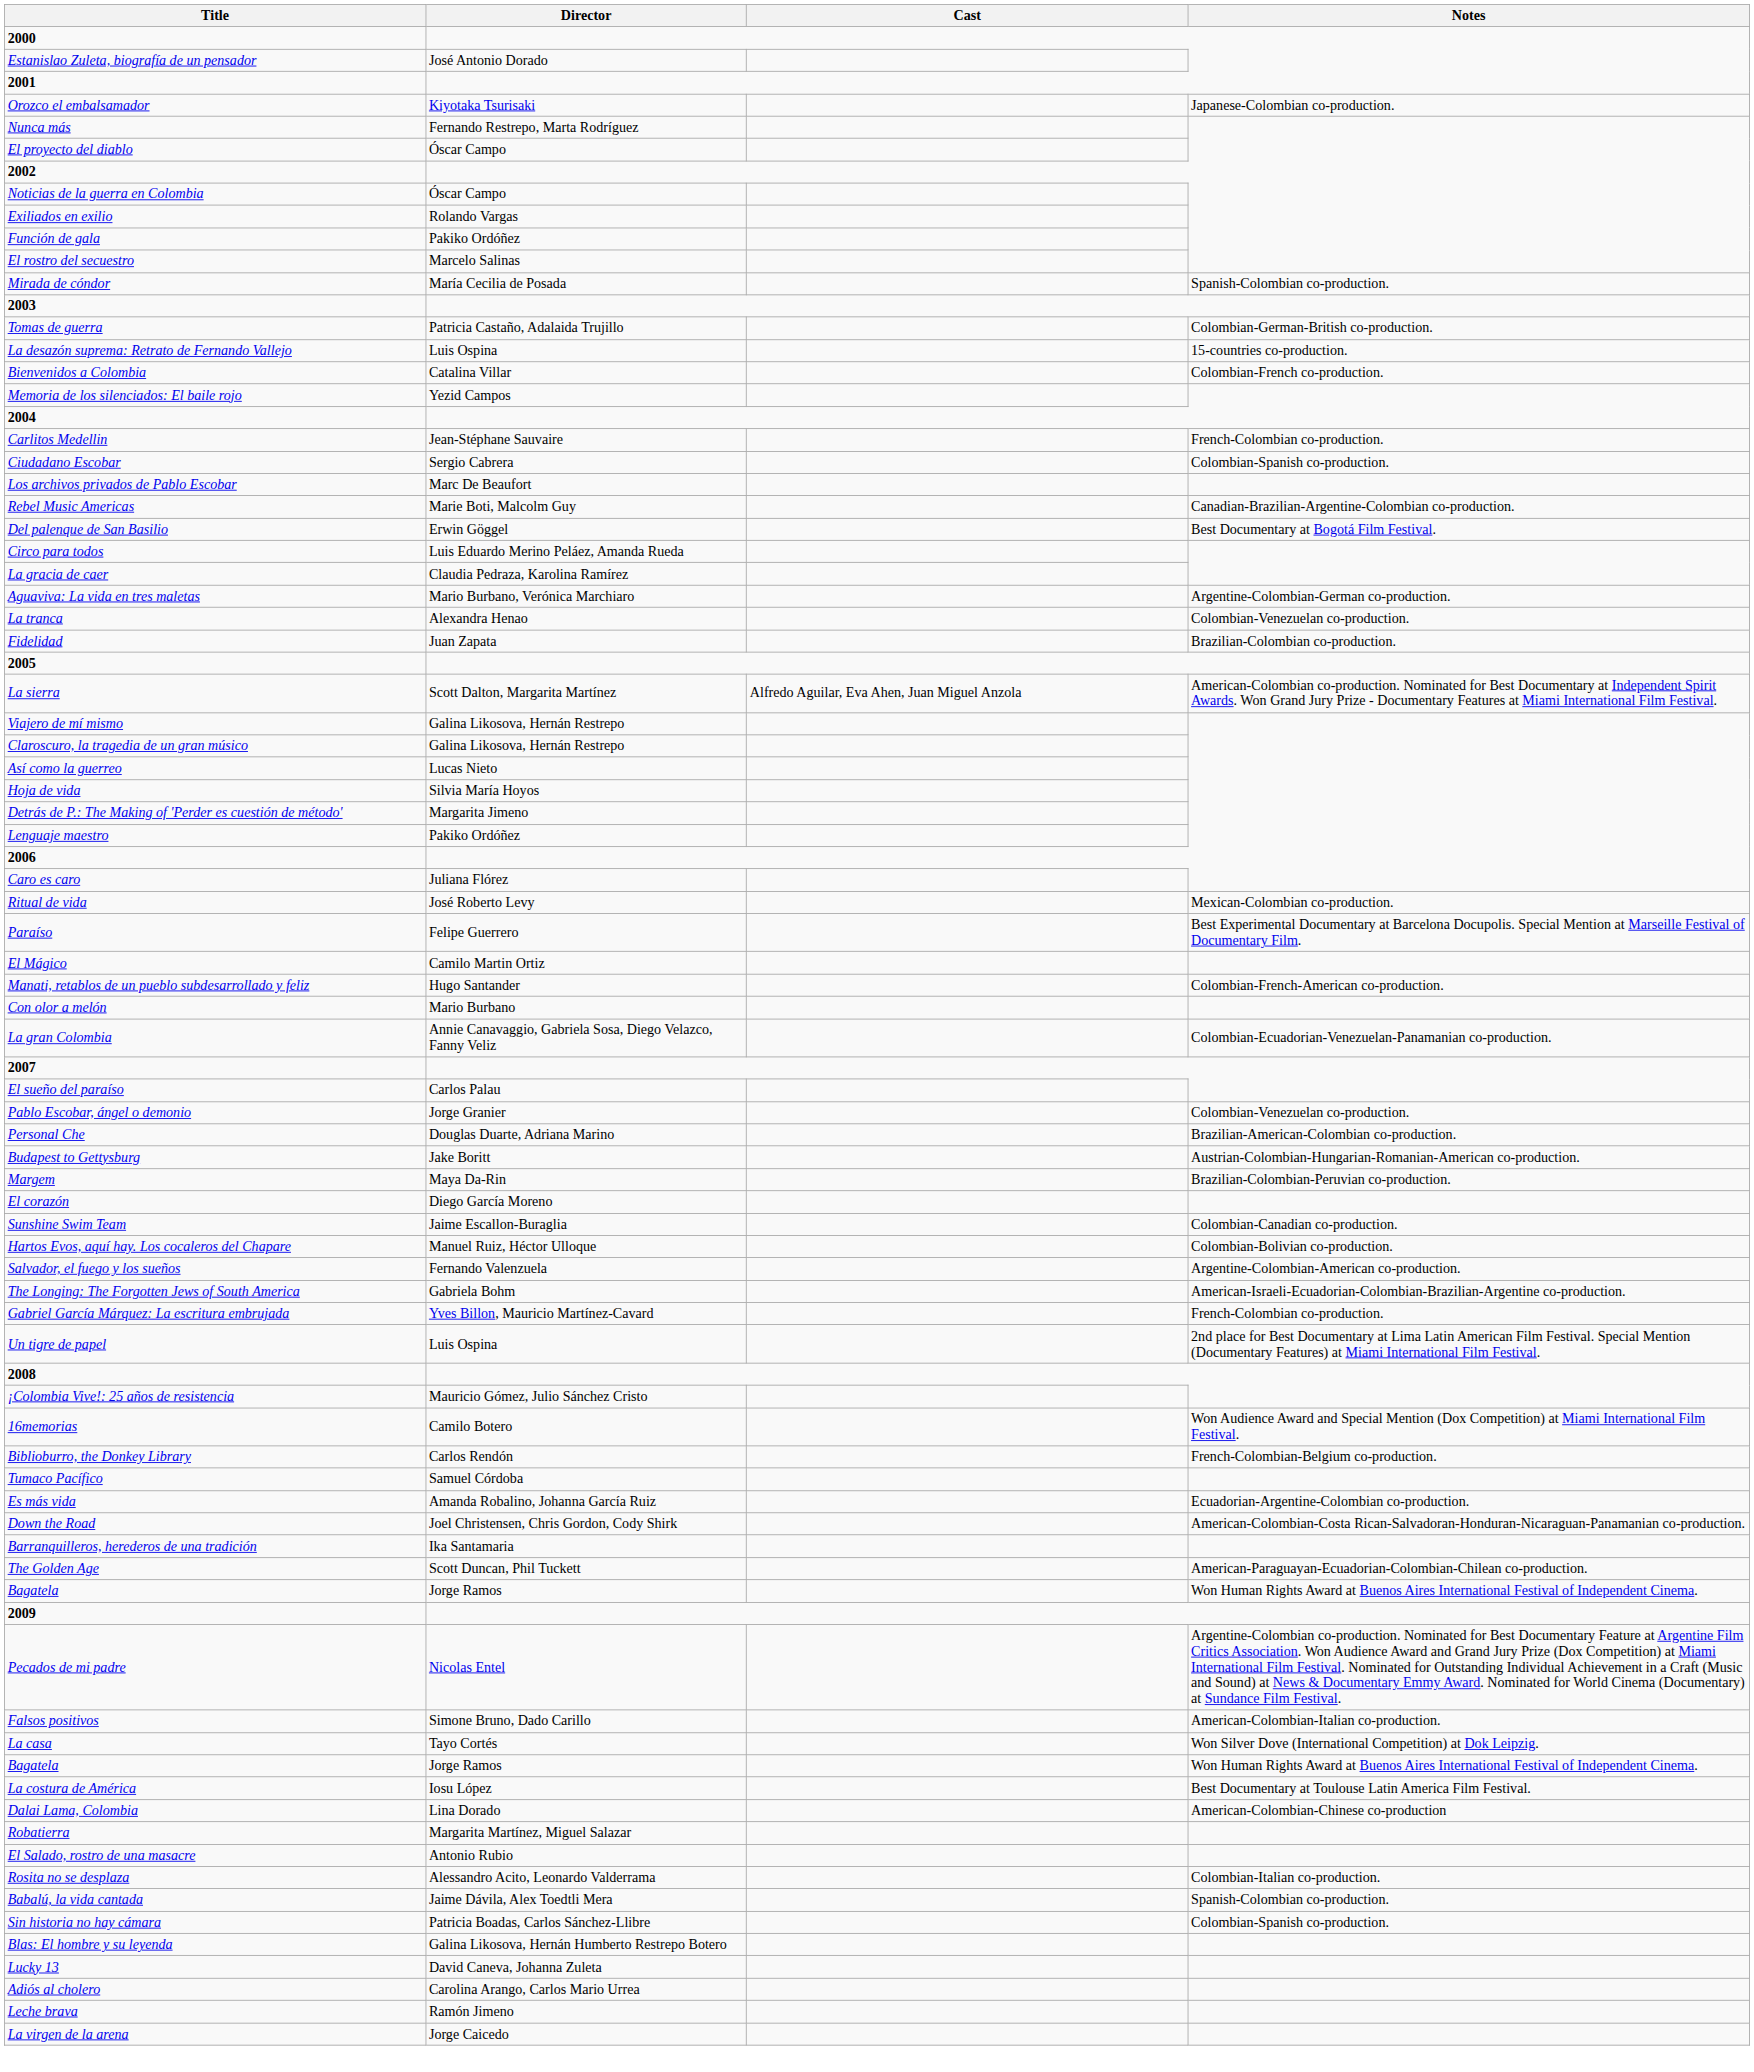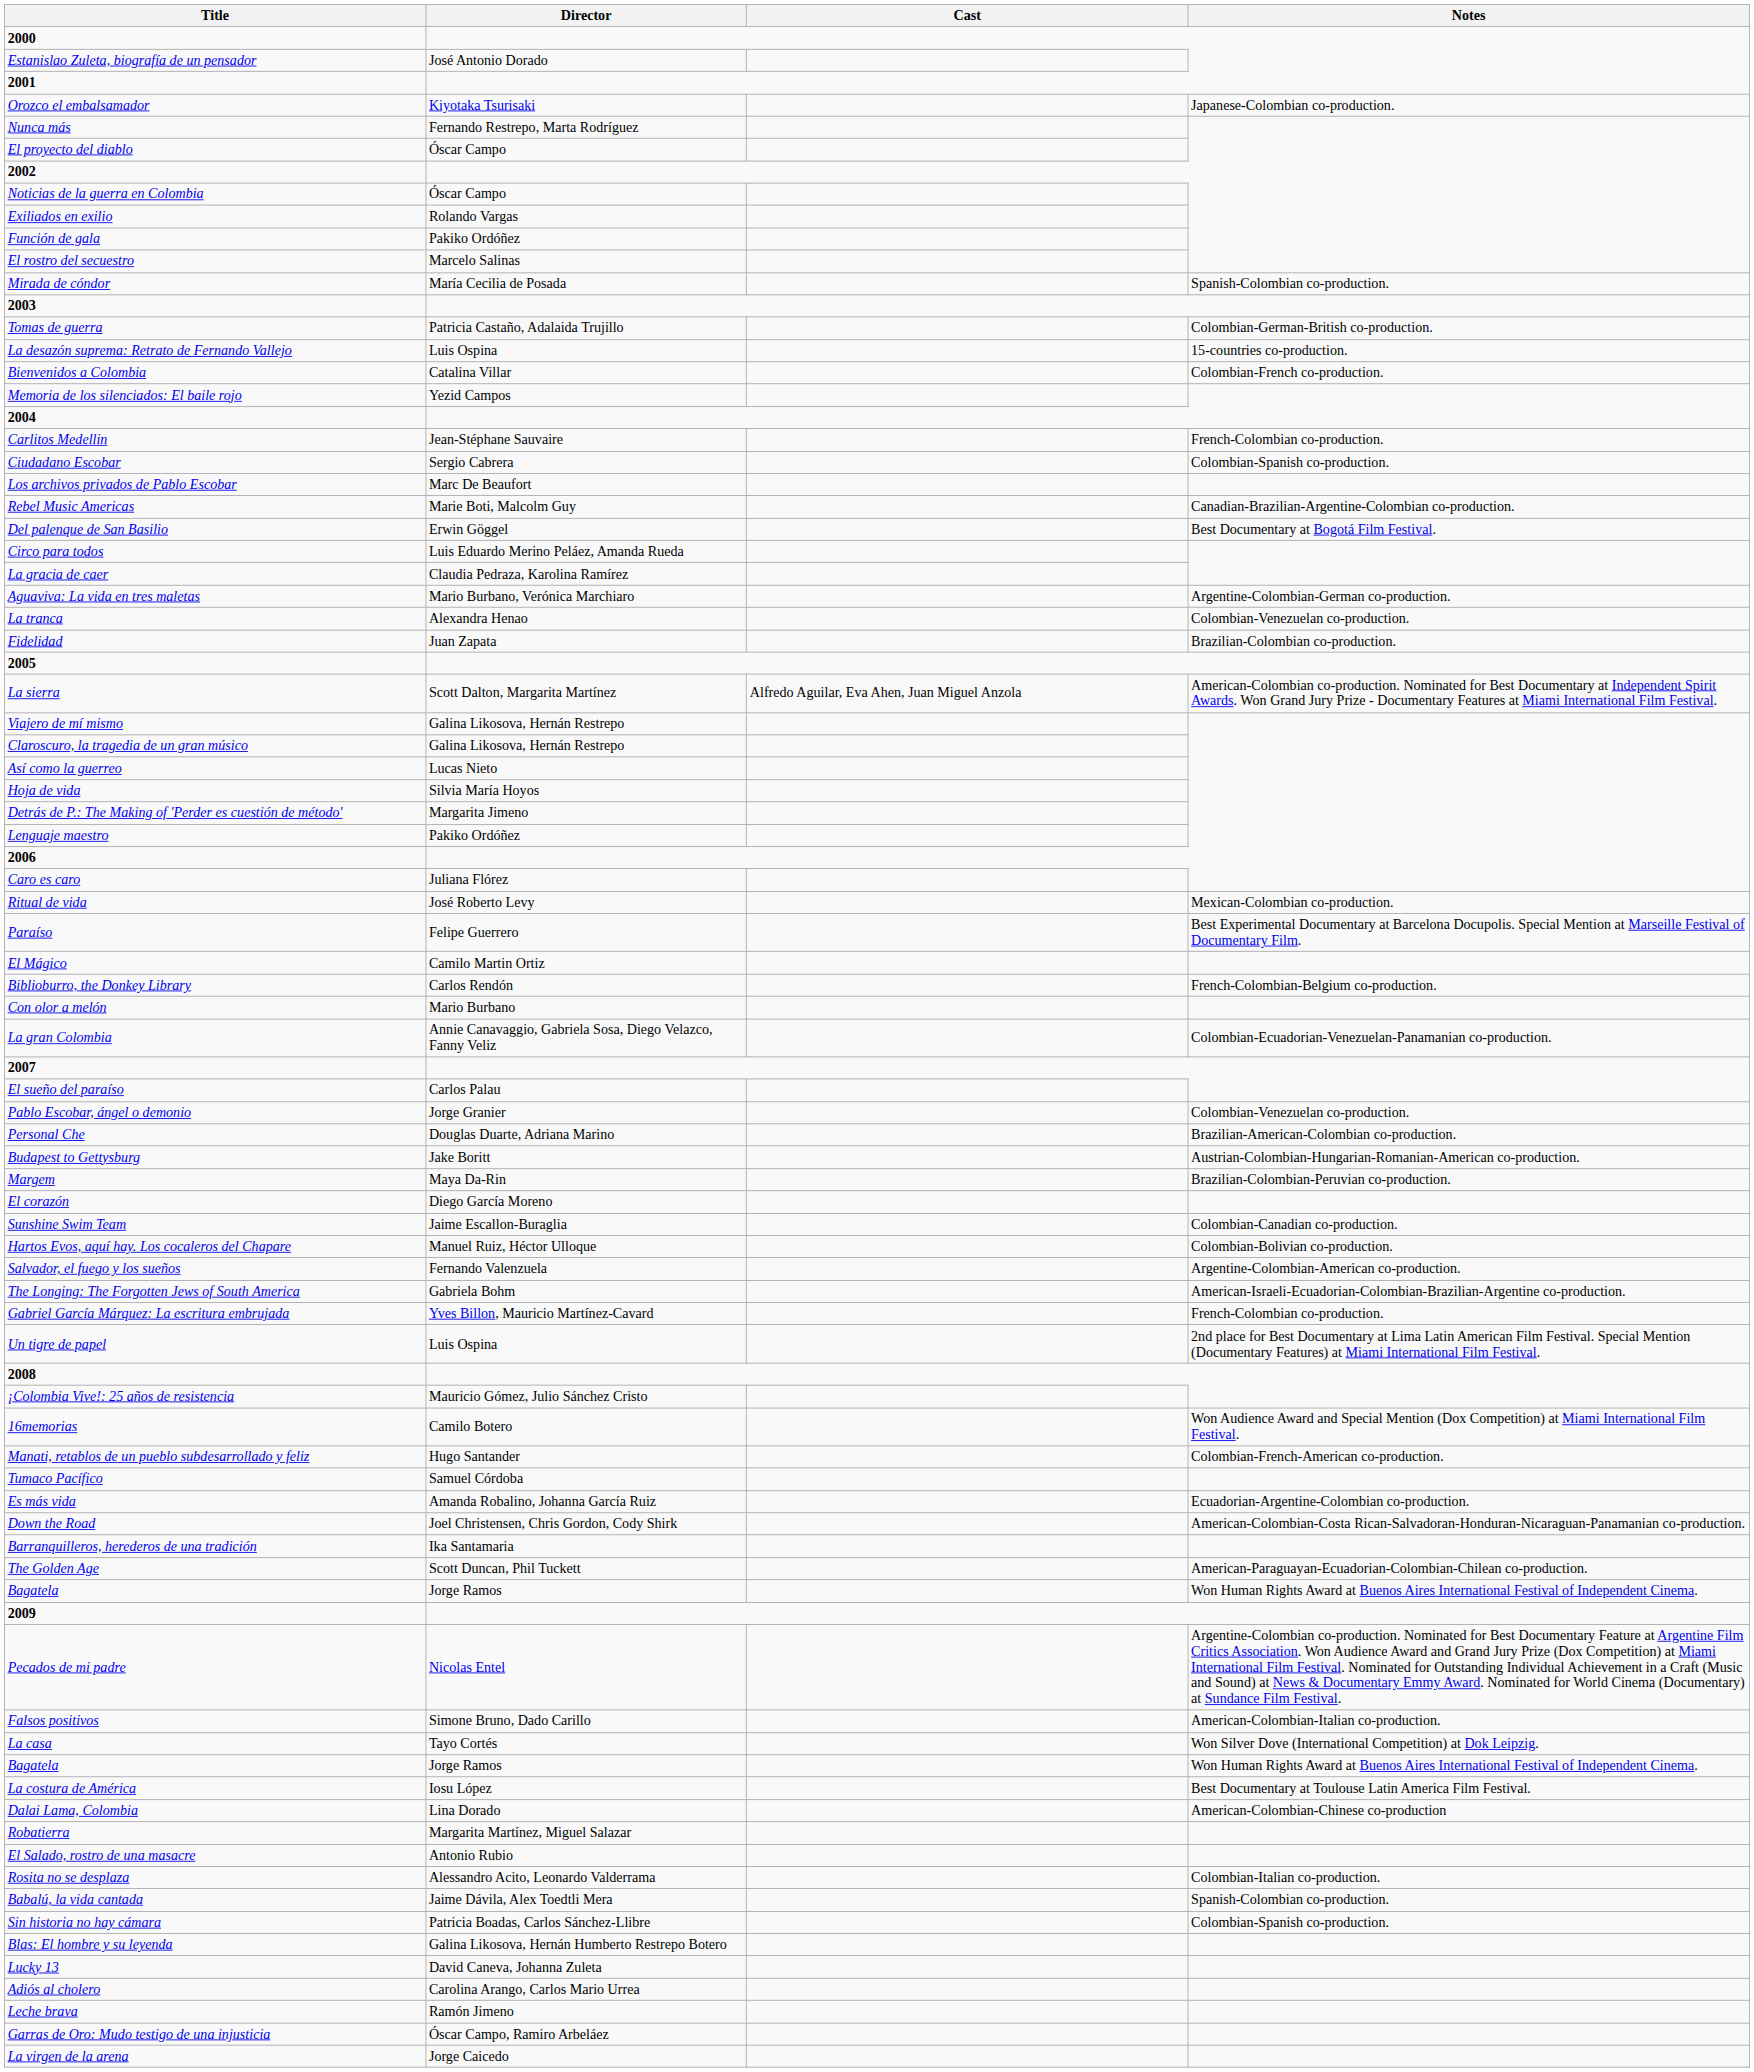rows swapped: (159, 985) <-> (99, 1456)
+ row: (139, 2033)
